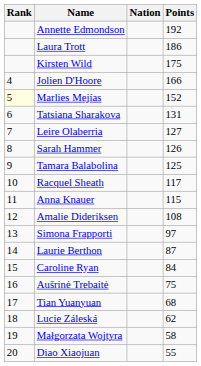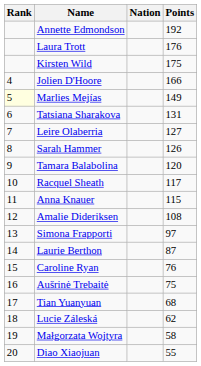(174, 47) 186 -> (174, 47) 176
(174, 98) 152 -> (174, 98) 149
(174, 166) 125 -> (174, 166) 120
(171, 268) 84 -> (171, 268) 76
